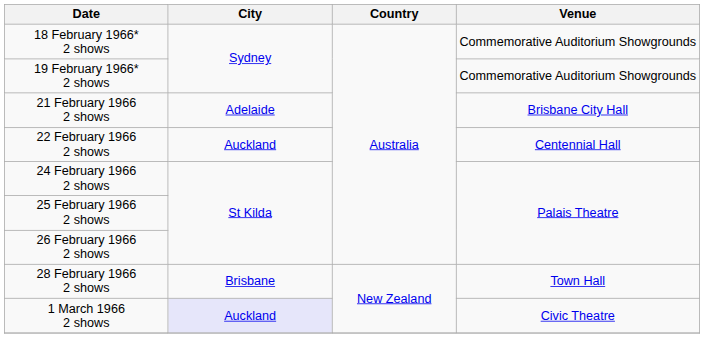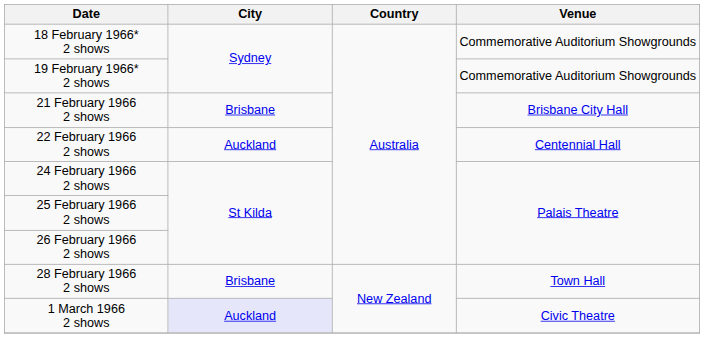(250, 110) Adelaide -> (250, 110) Brisbane
